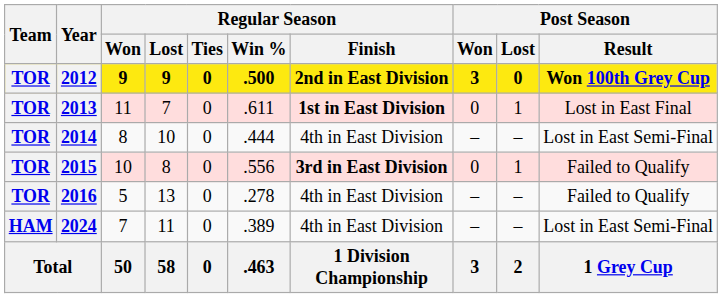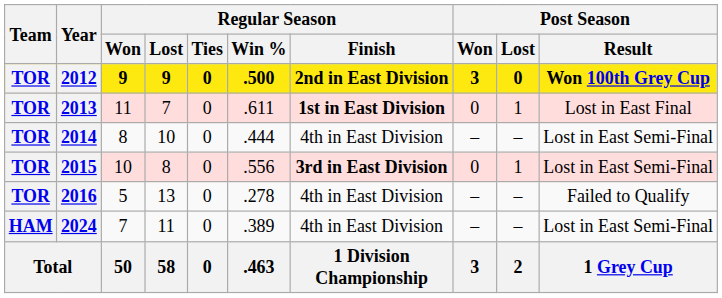(628, 167) Failed to Qualify -> (628, 167) Lost in East Semi-Final
